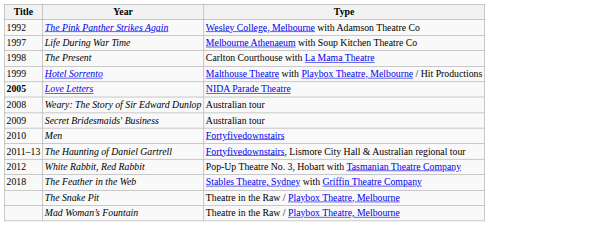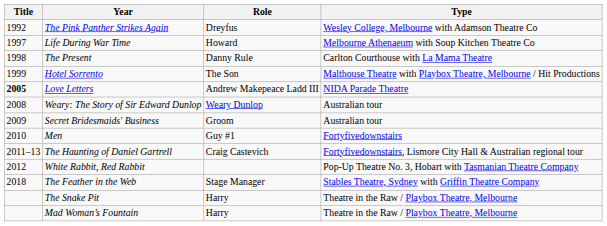+ column: (262, 12)
